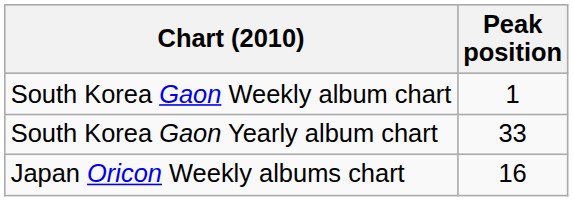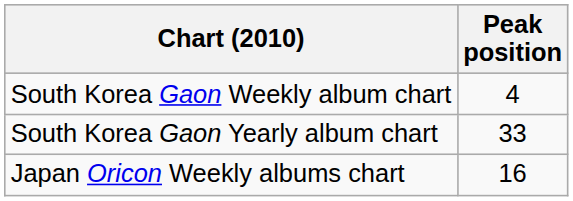(513, 93) 1 -> (513, 93) 4
